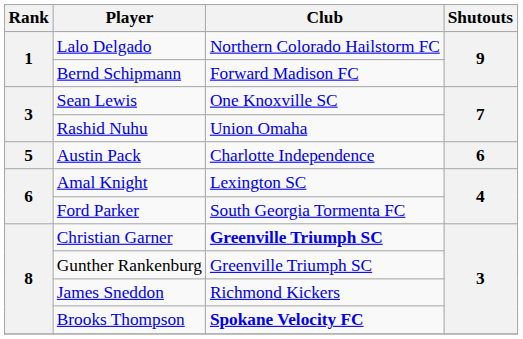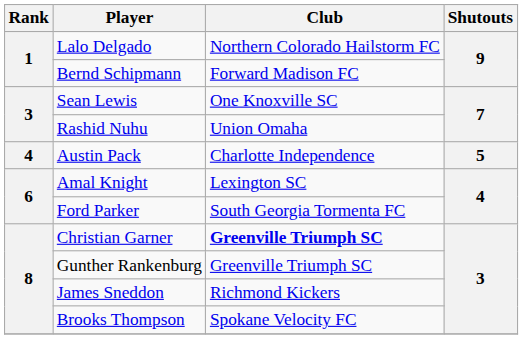(29, 155) 5 -> (29, 155) 4
(480, 155) 6 -> (480, 155) 5
(287, 319) bold -> (283, 319) normal
